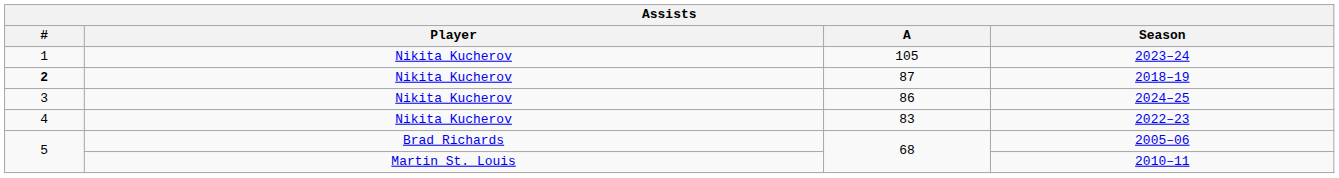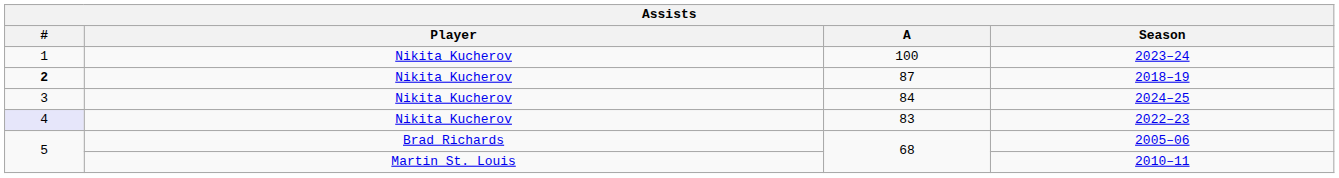(907, 57) 105 -> (907, 57) 100
(907, 99) 86 -> (907, 99) 84
(44, 120) no background -> (44, 120) lavender background
